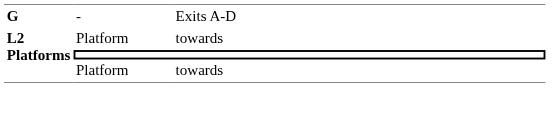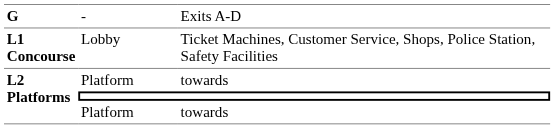+ row: (101, 39)
